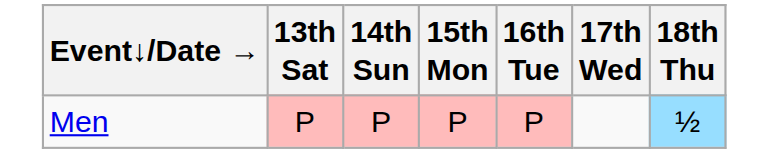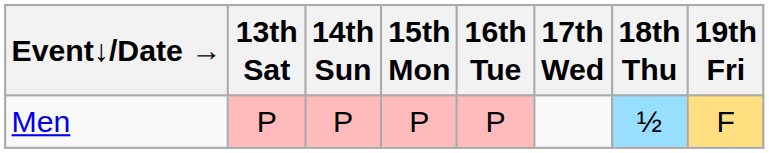+ column: (726, 50)
